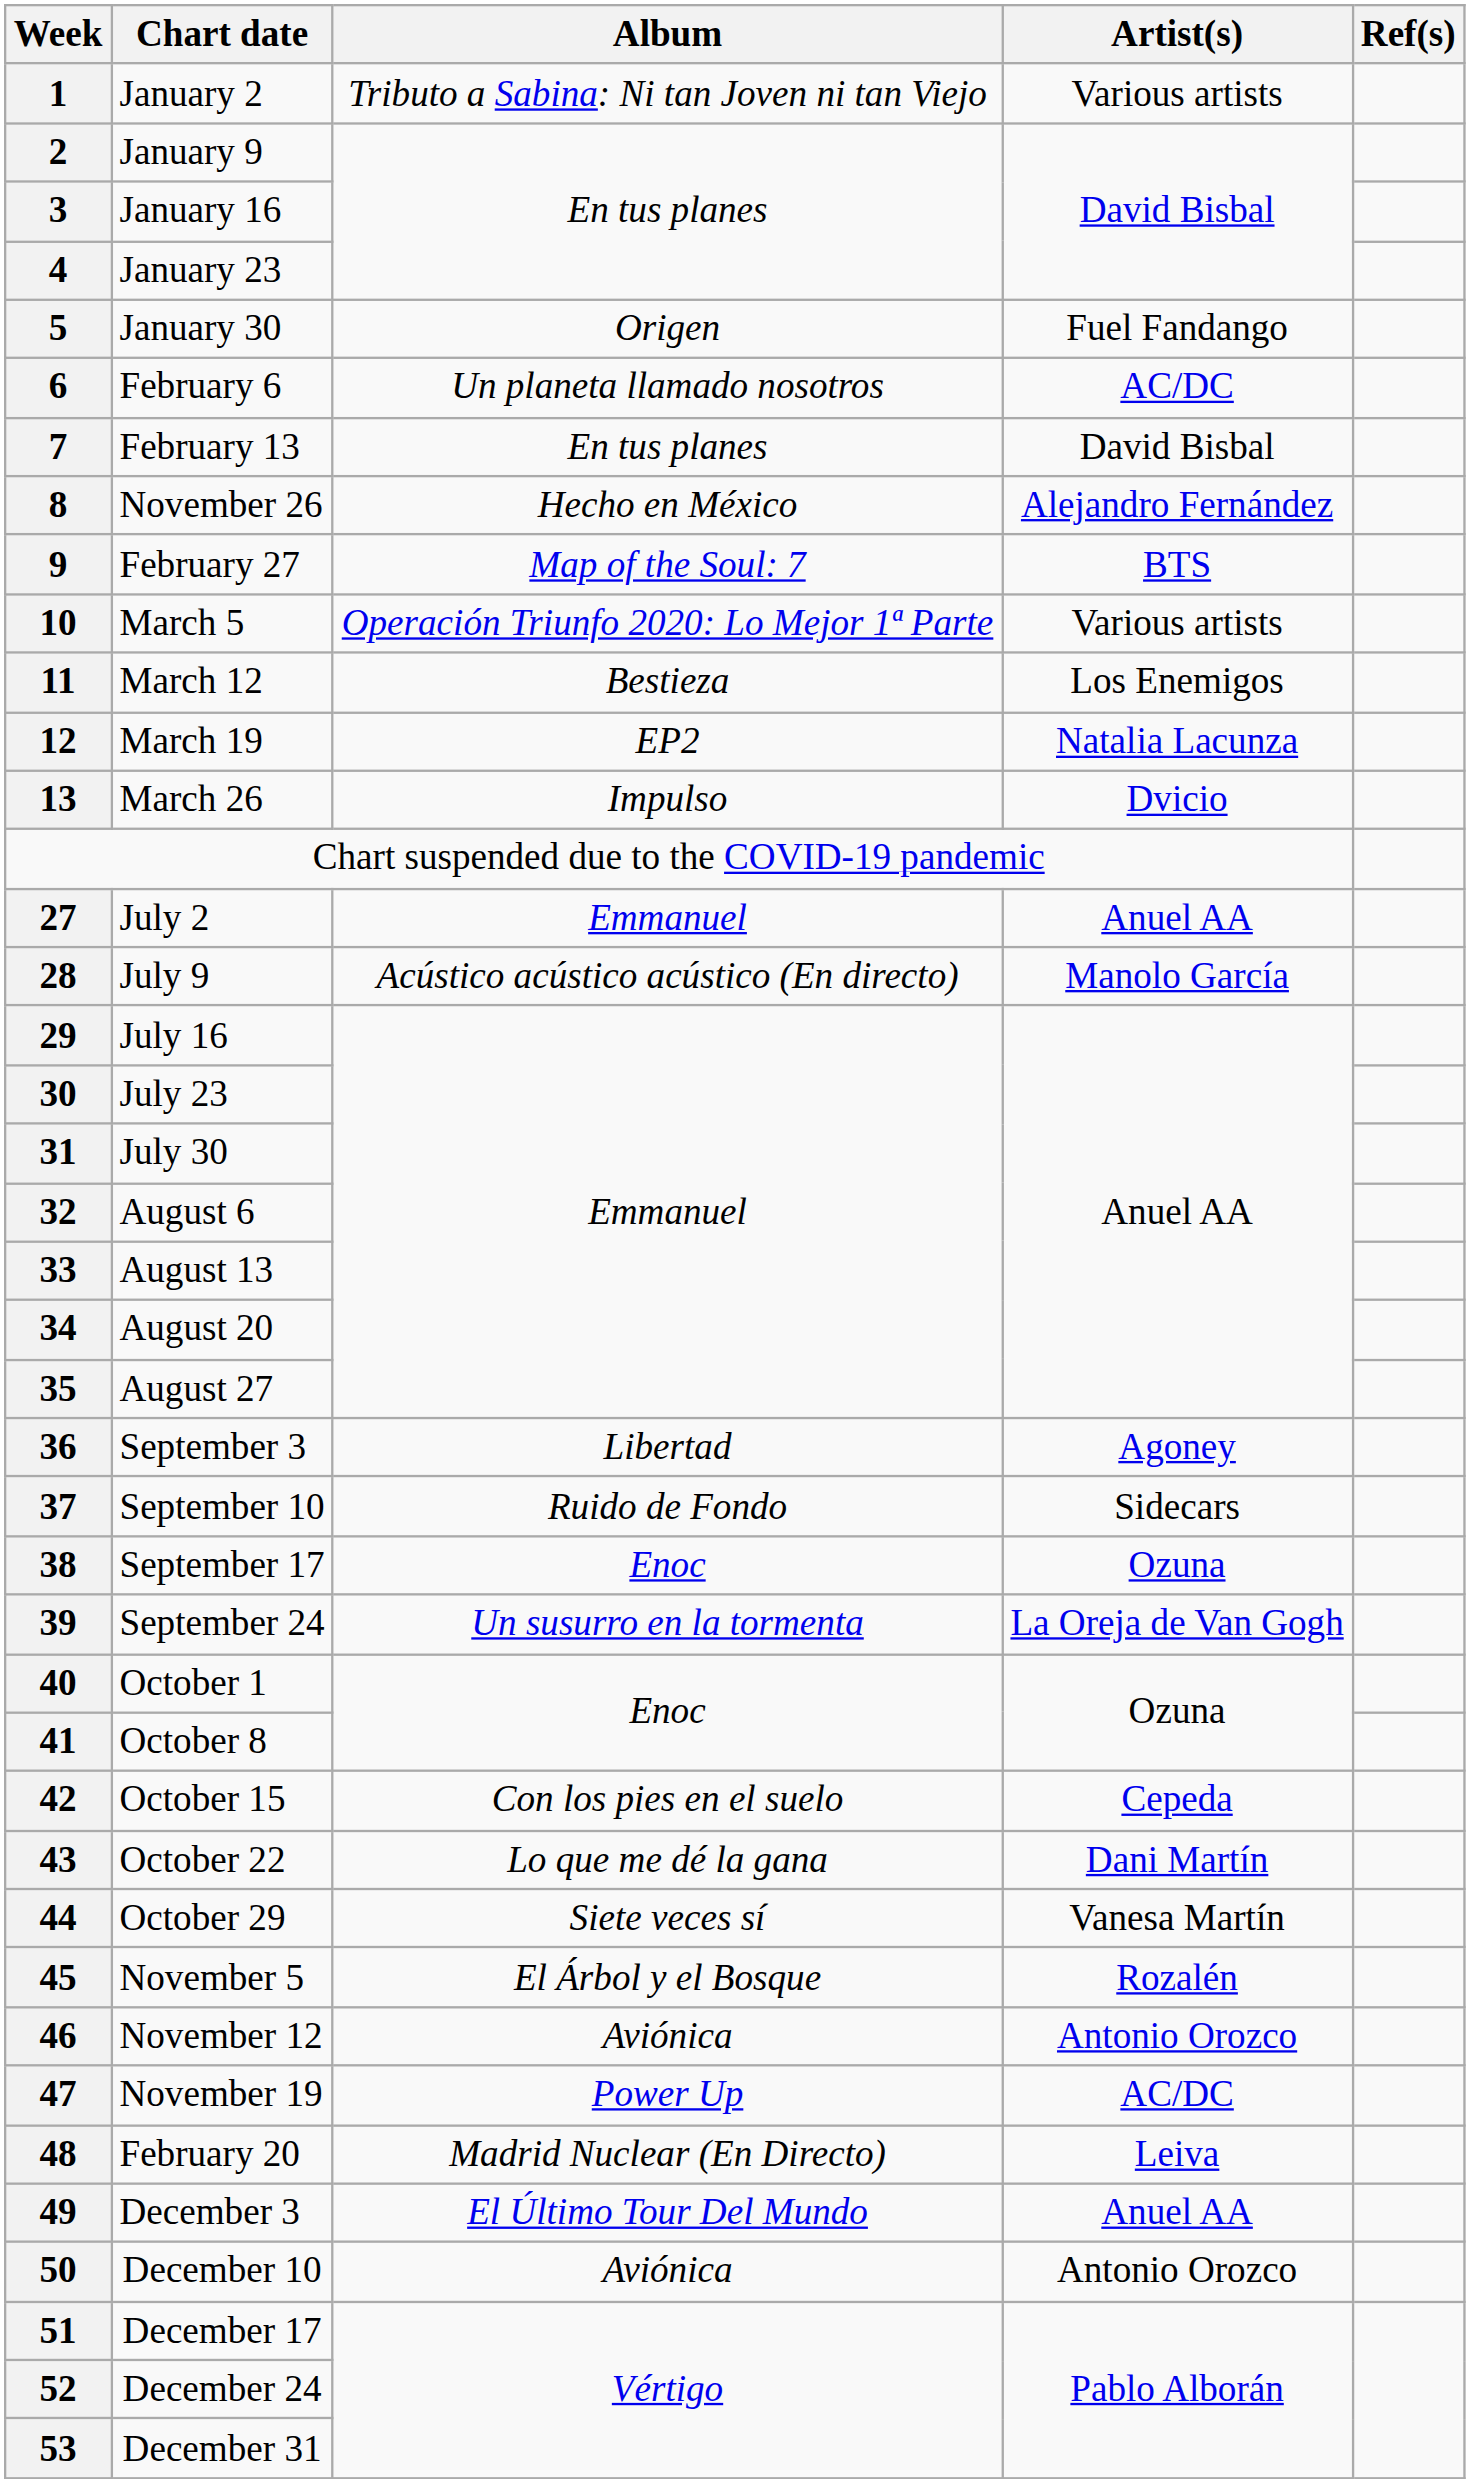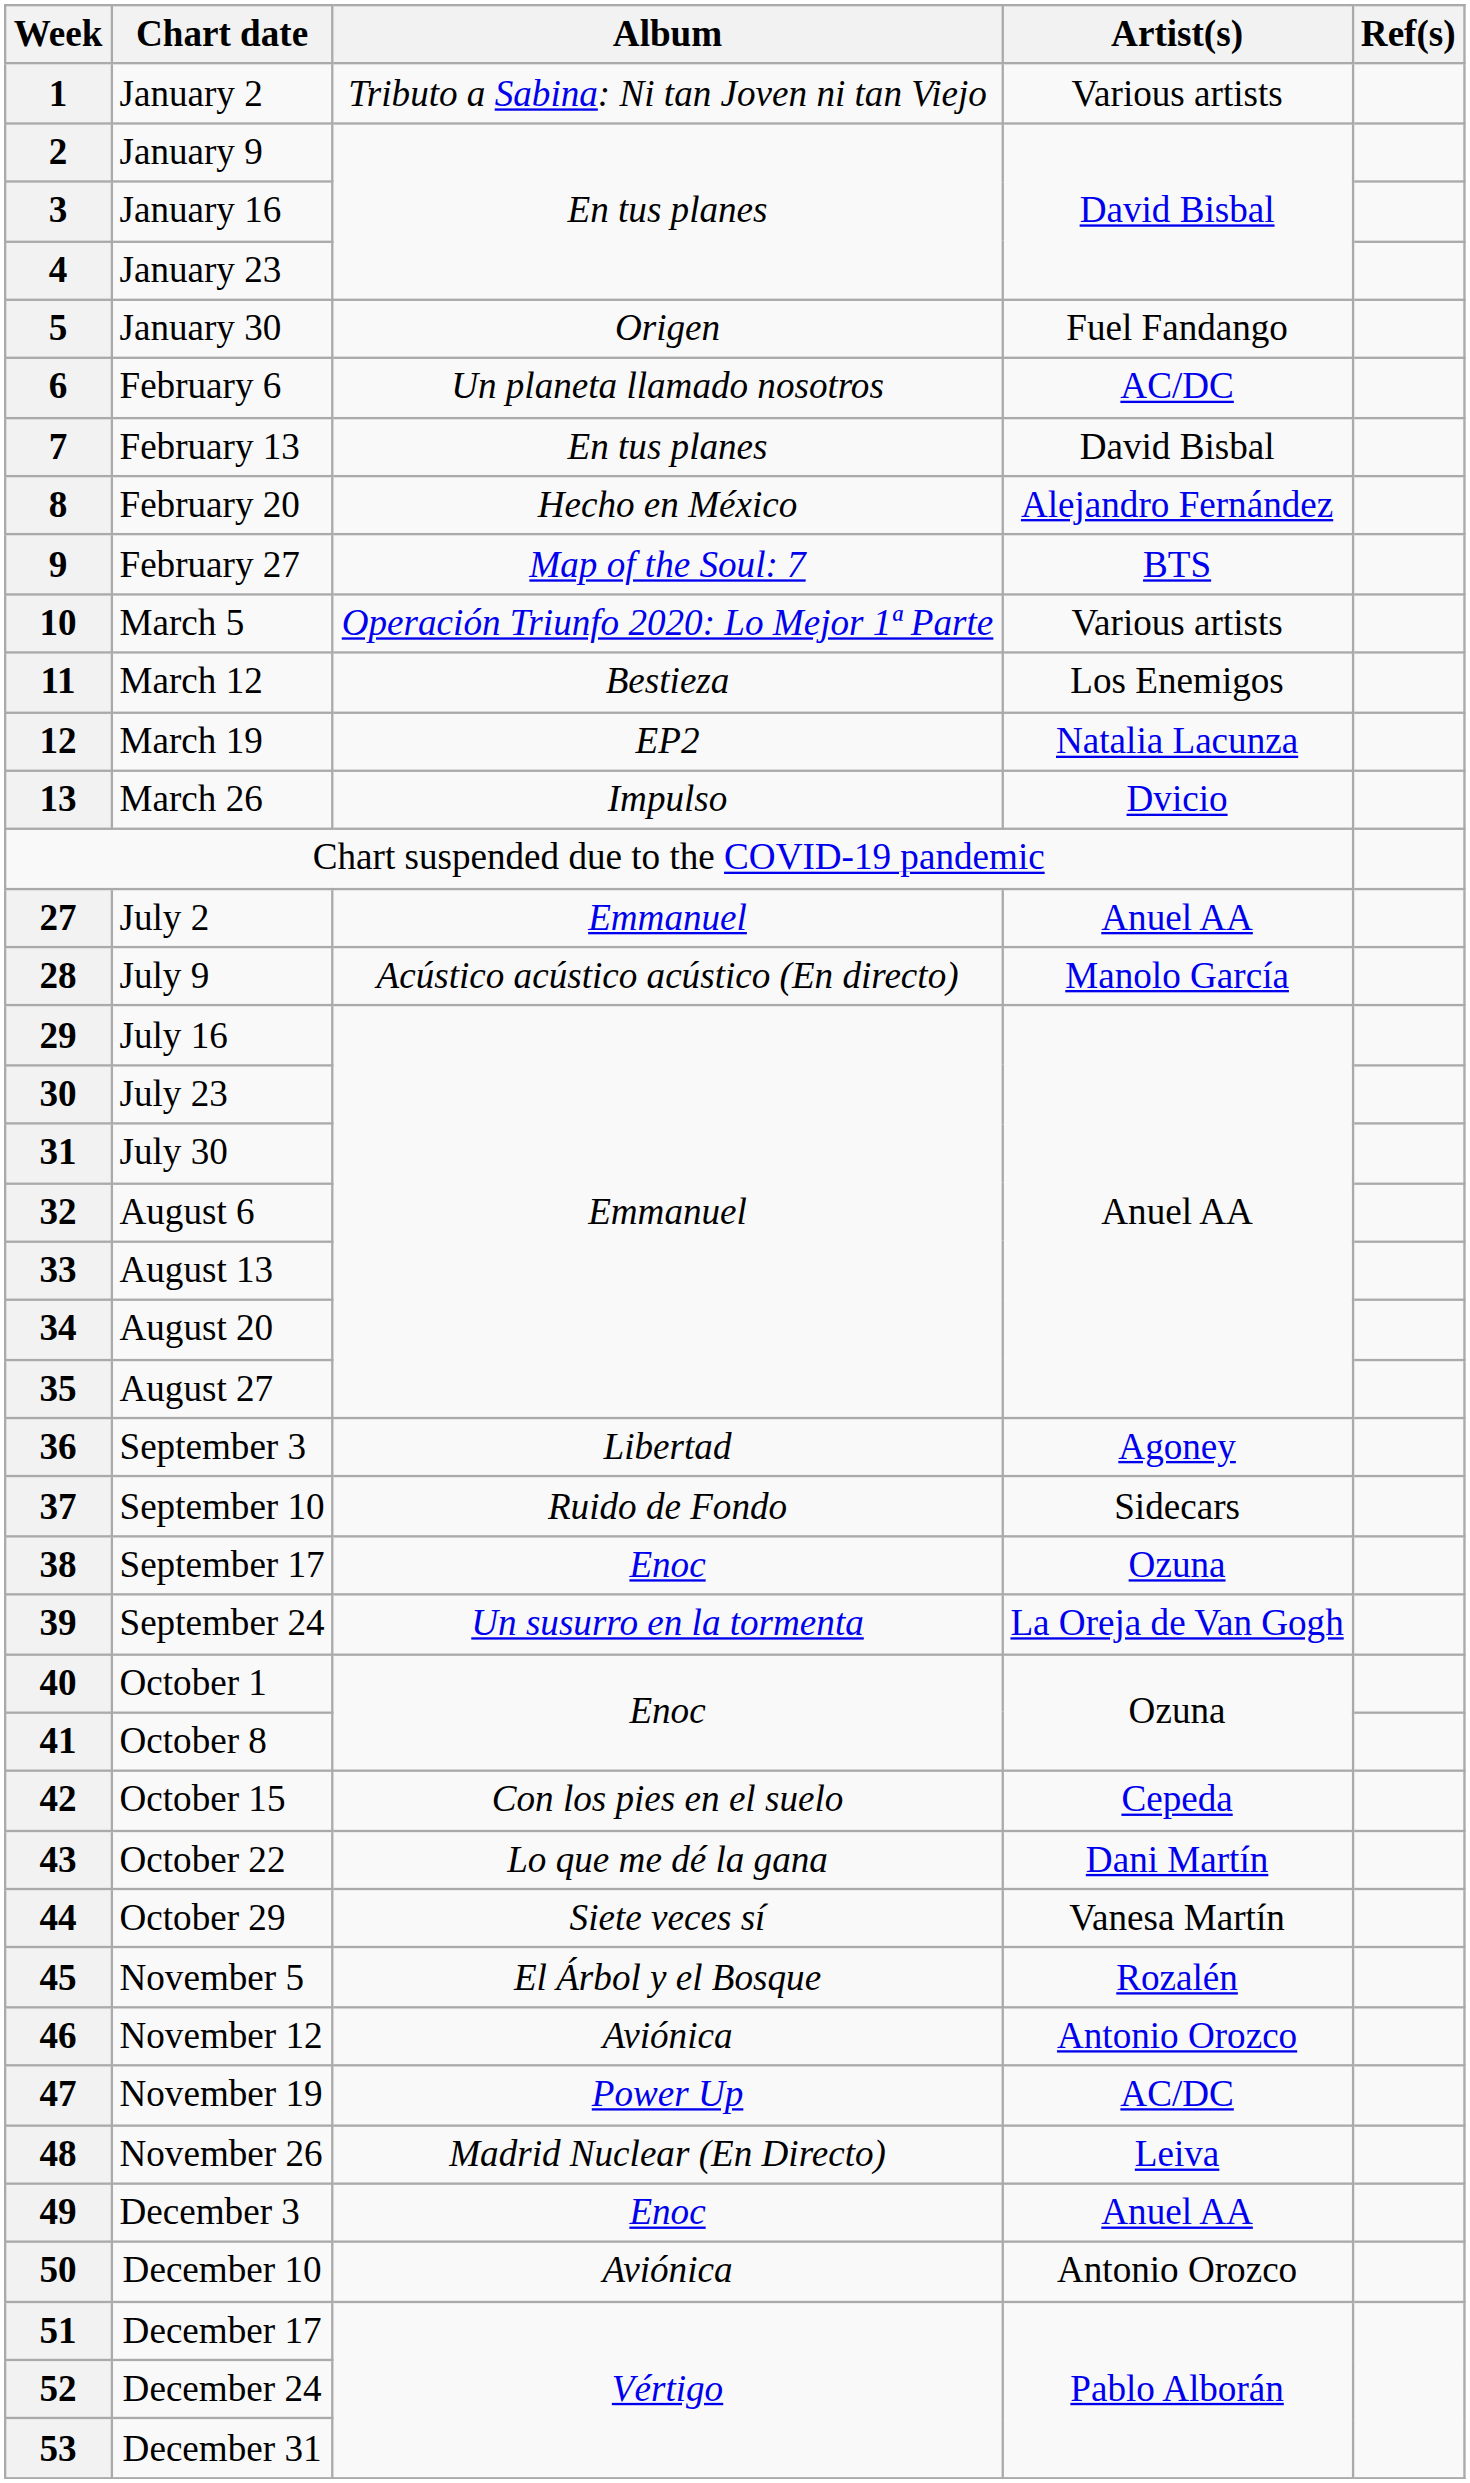(221, 504) November 26 -> (210, 504) February 20
(210, 2153) February 20 -> (221, 2153) November 26
(668, 2212) El Último Tour Del Mundo -> (668, 2212) Enoc
